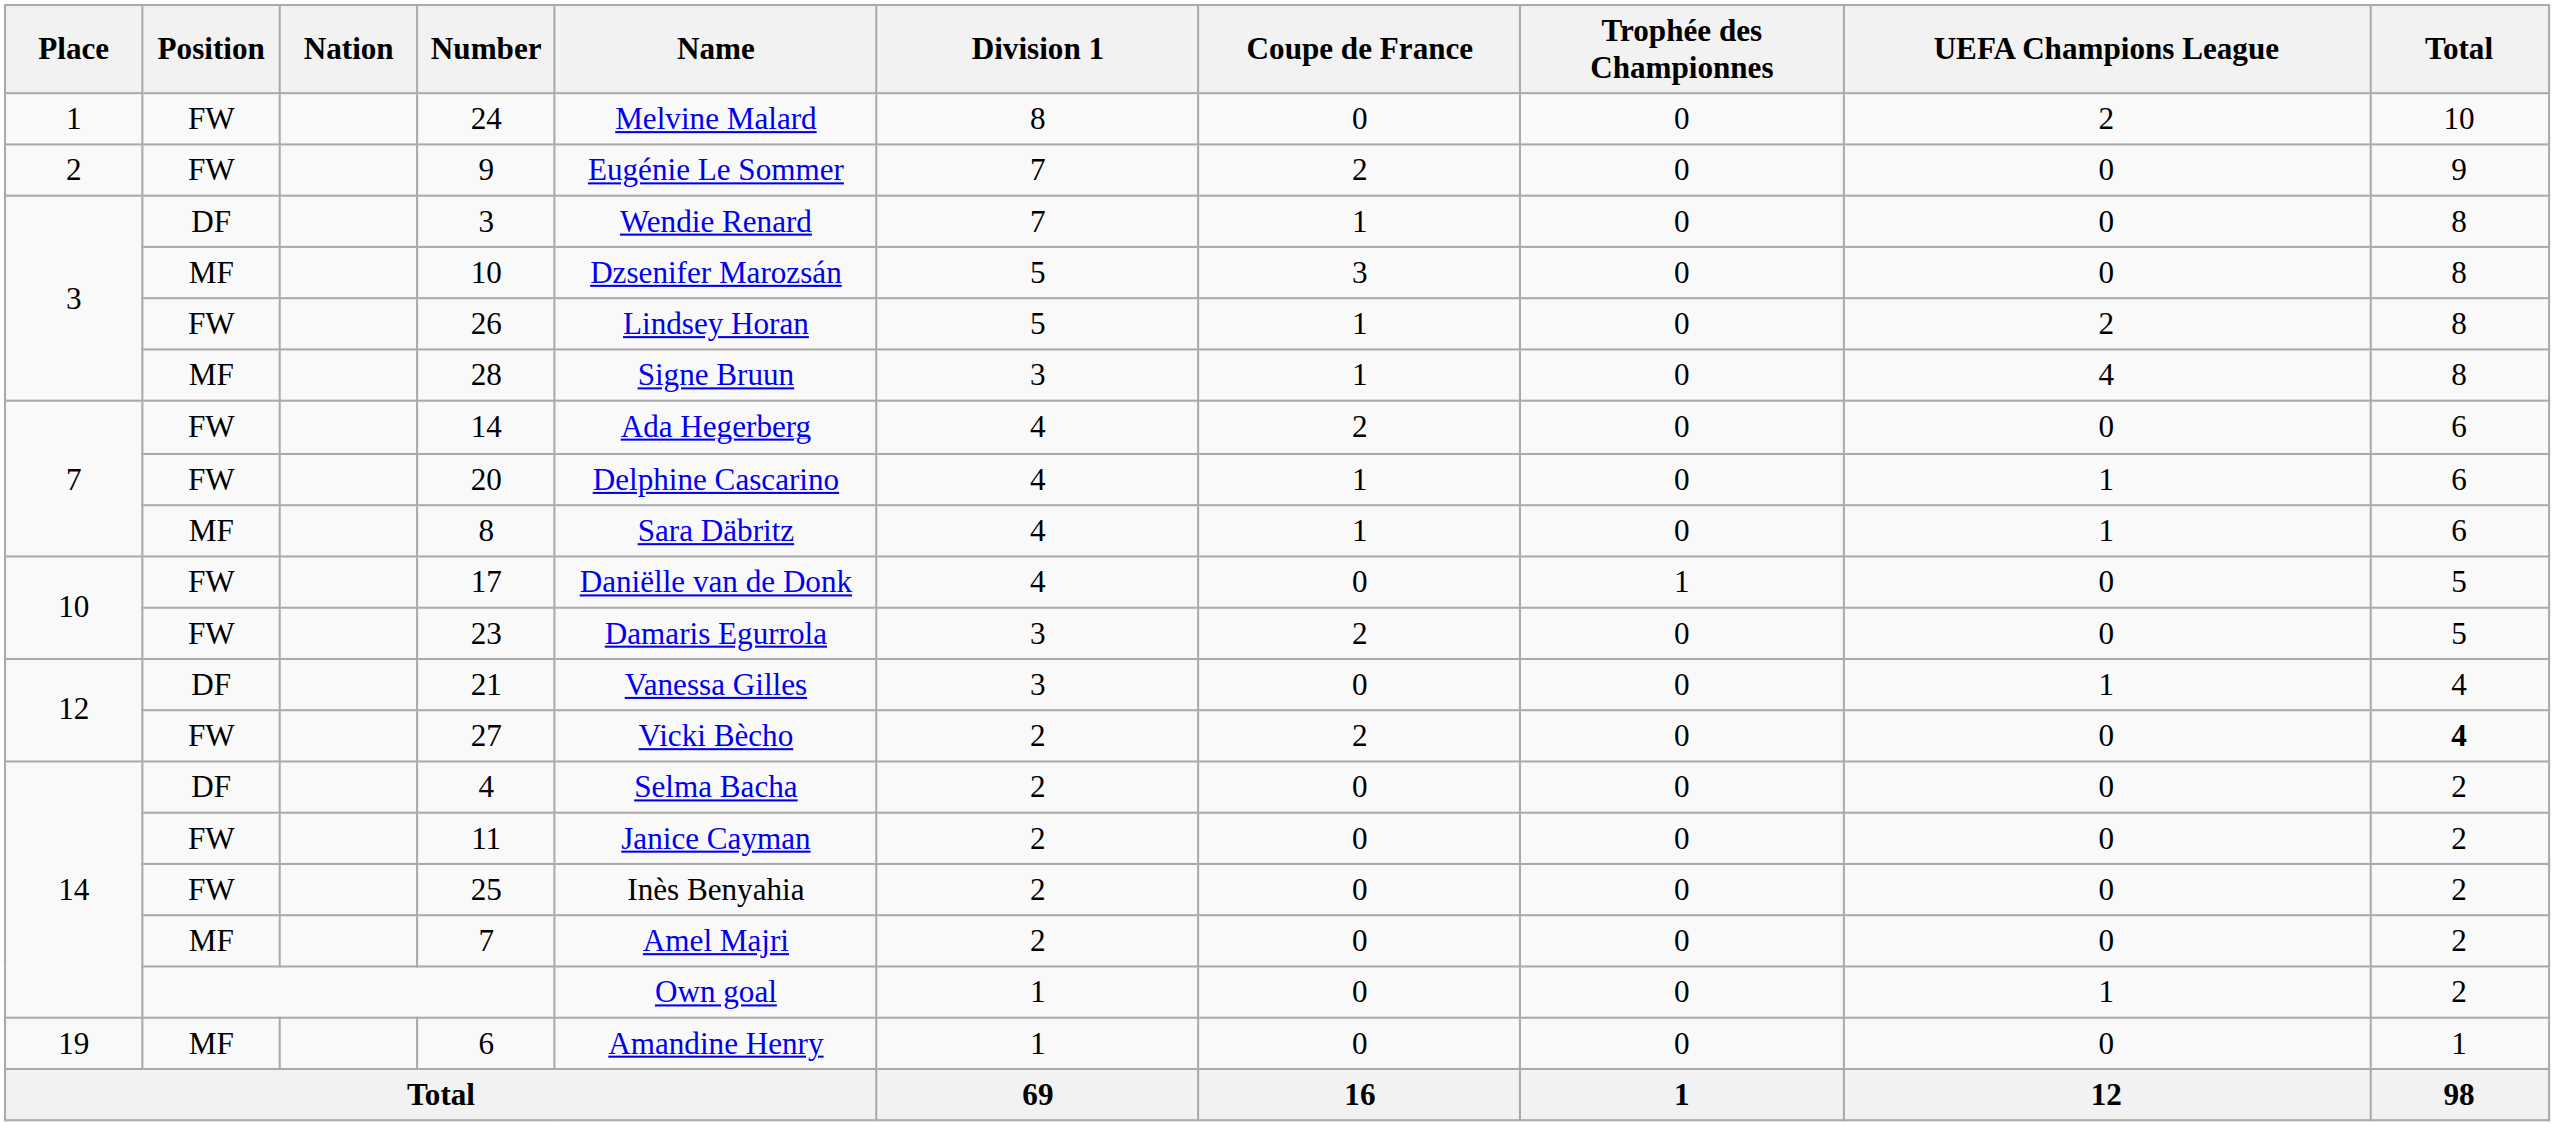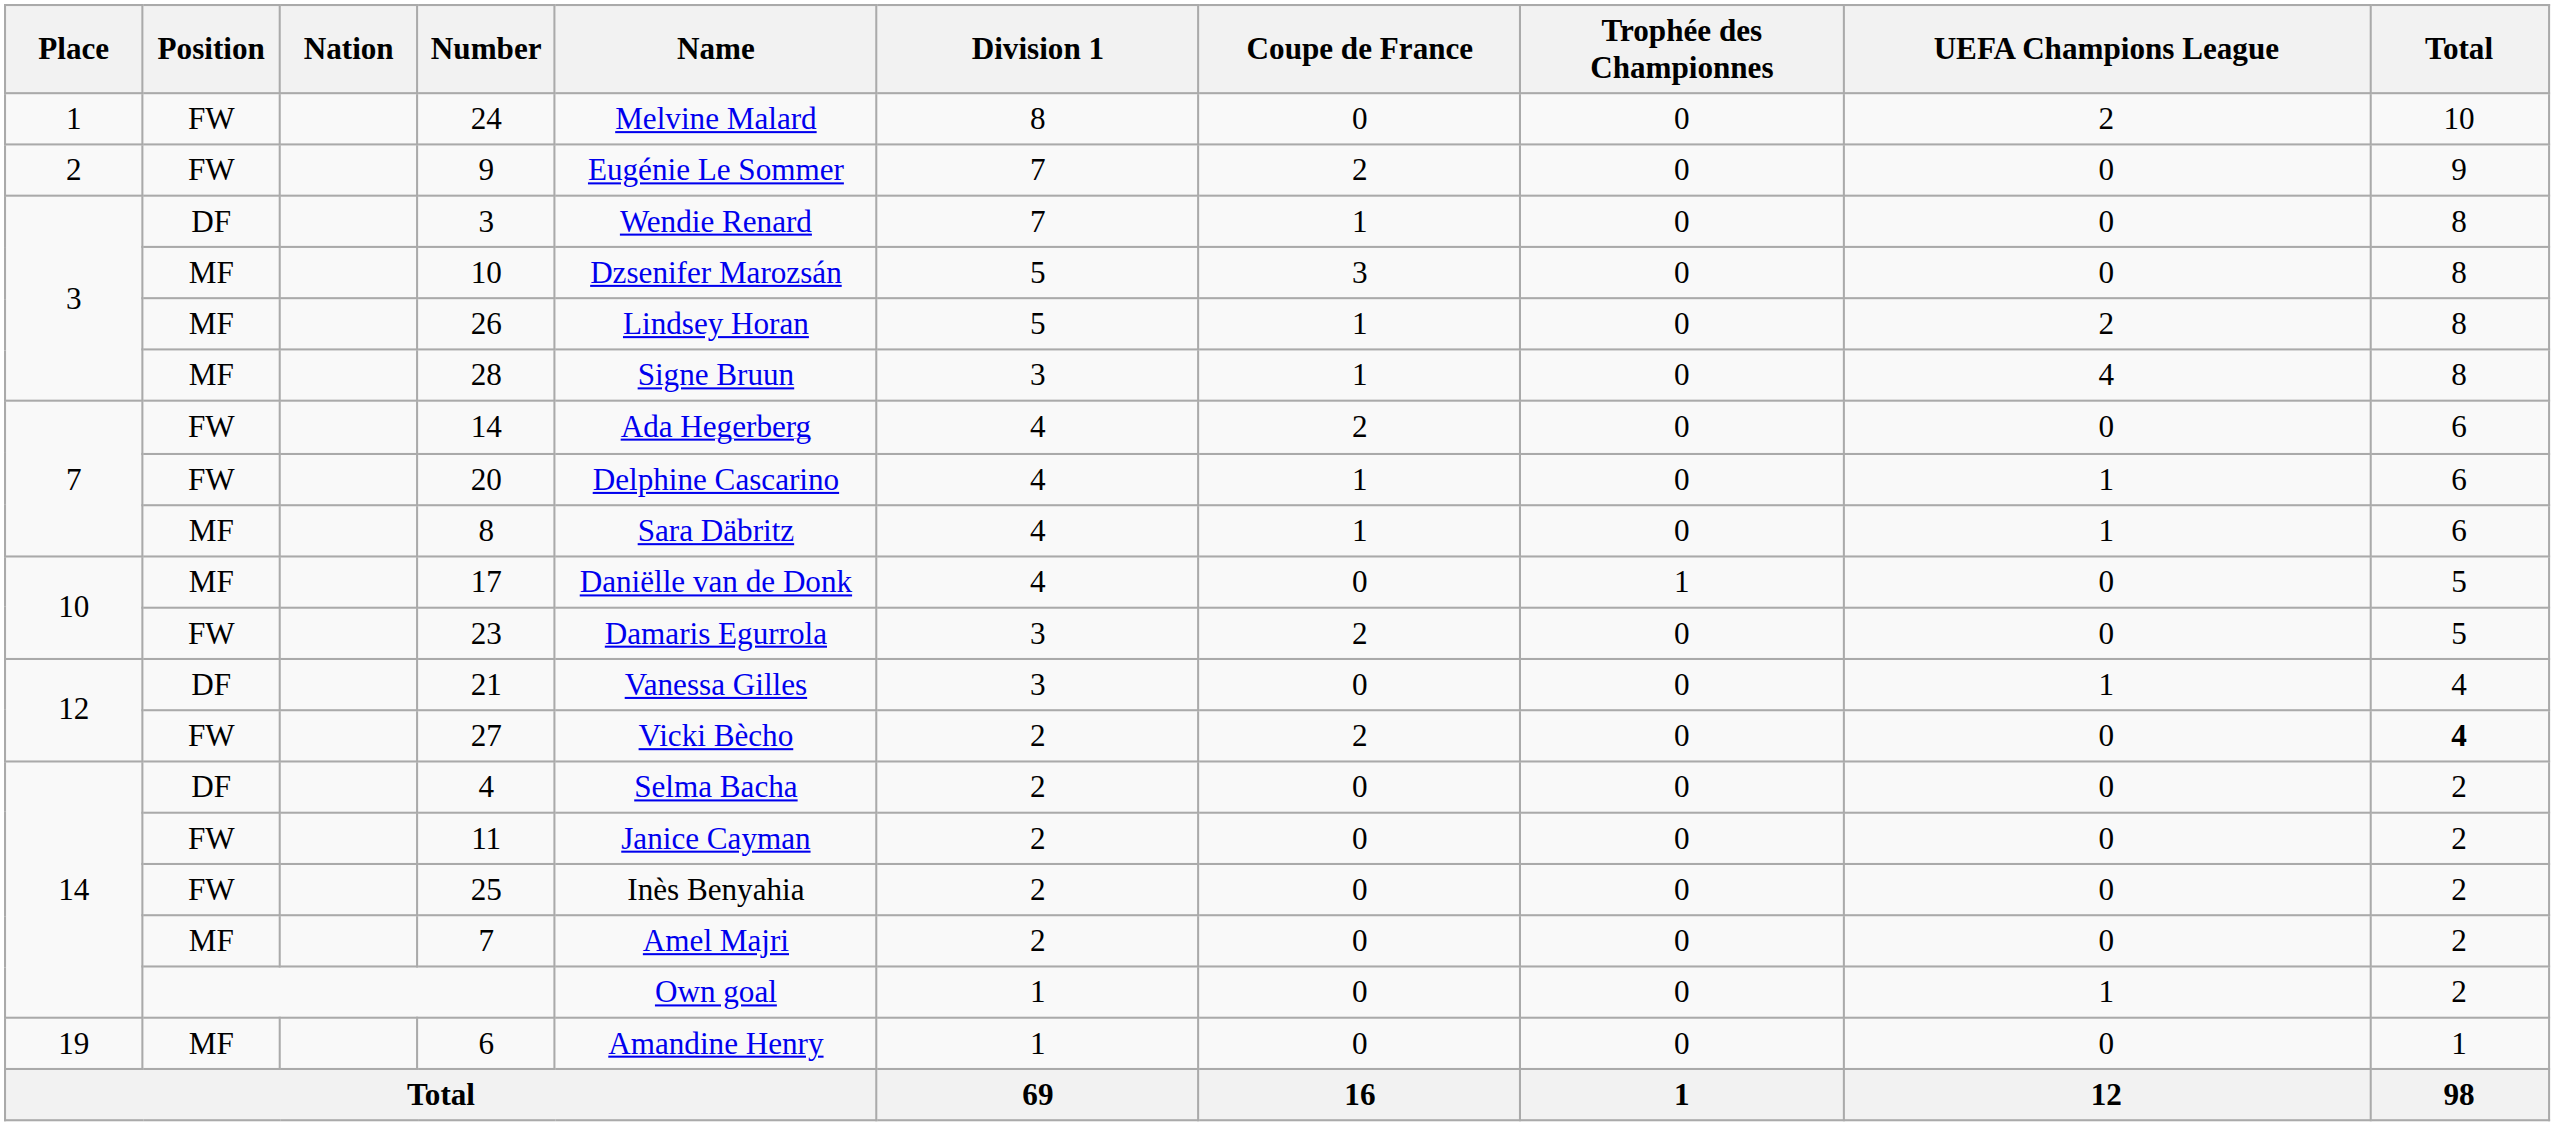(211, 324) FW -> (211, 324) MF
(211, 581) FW -> (211, 581) MF
